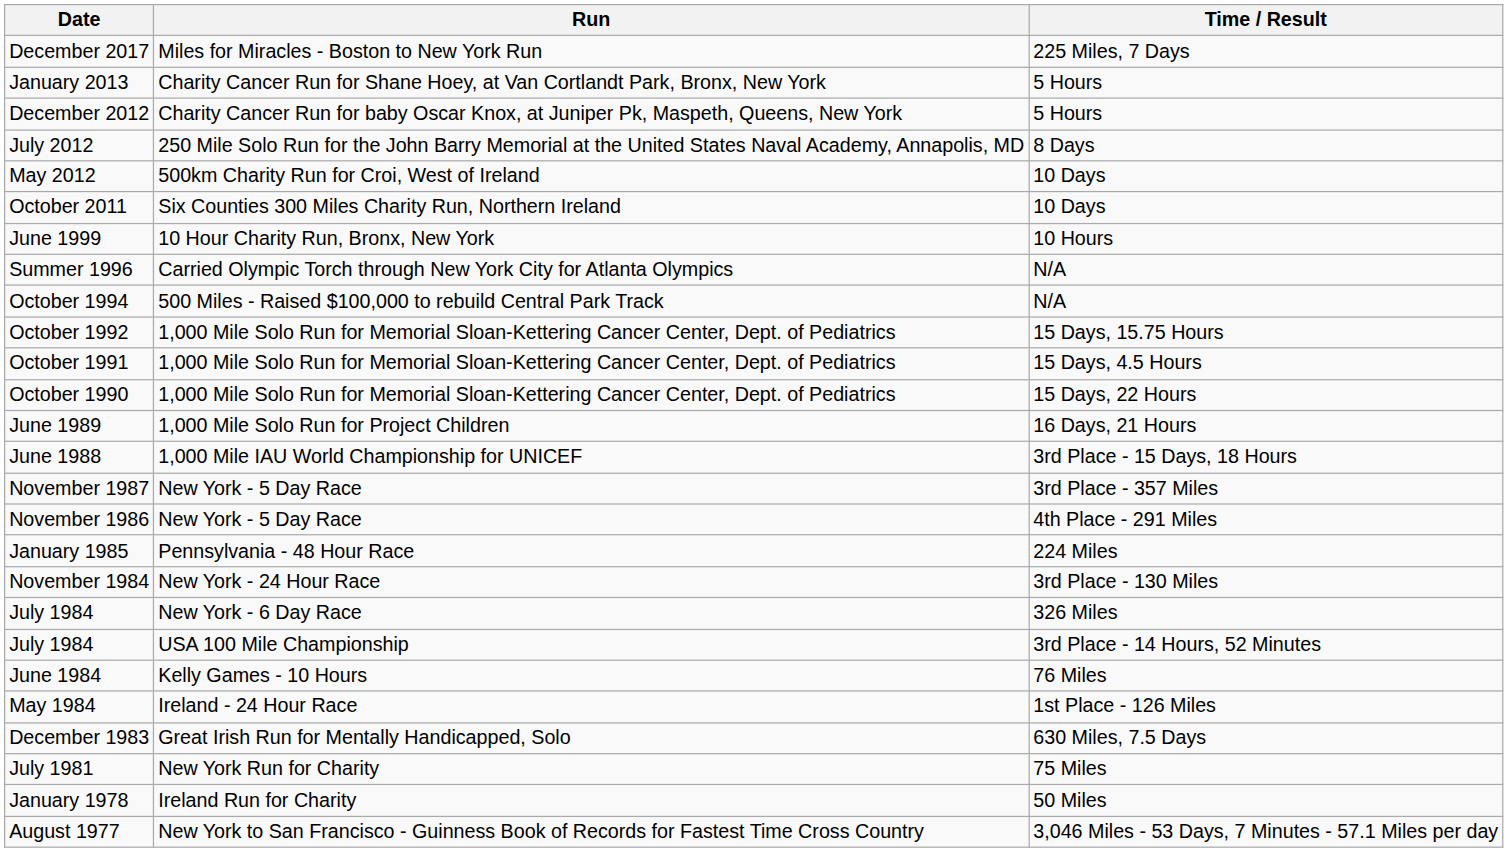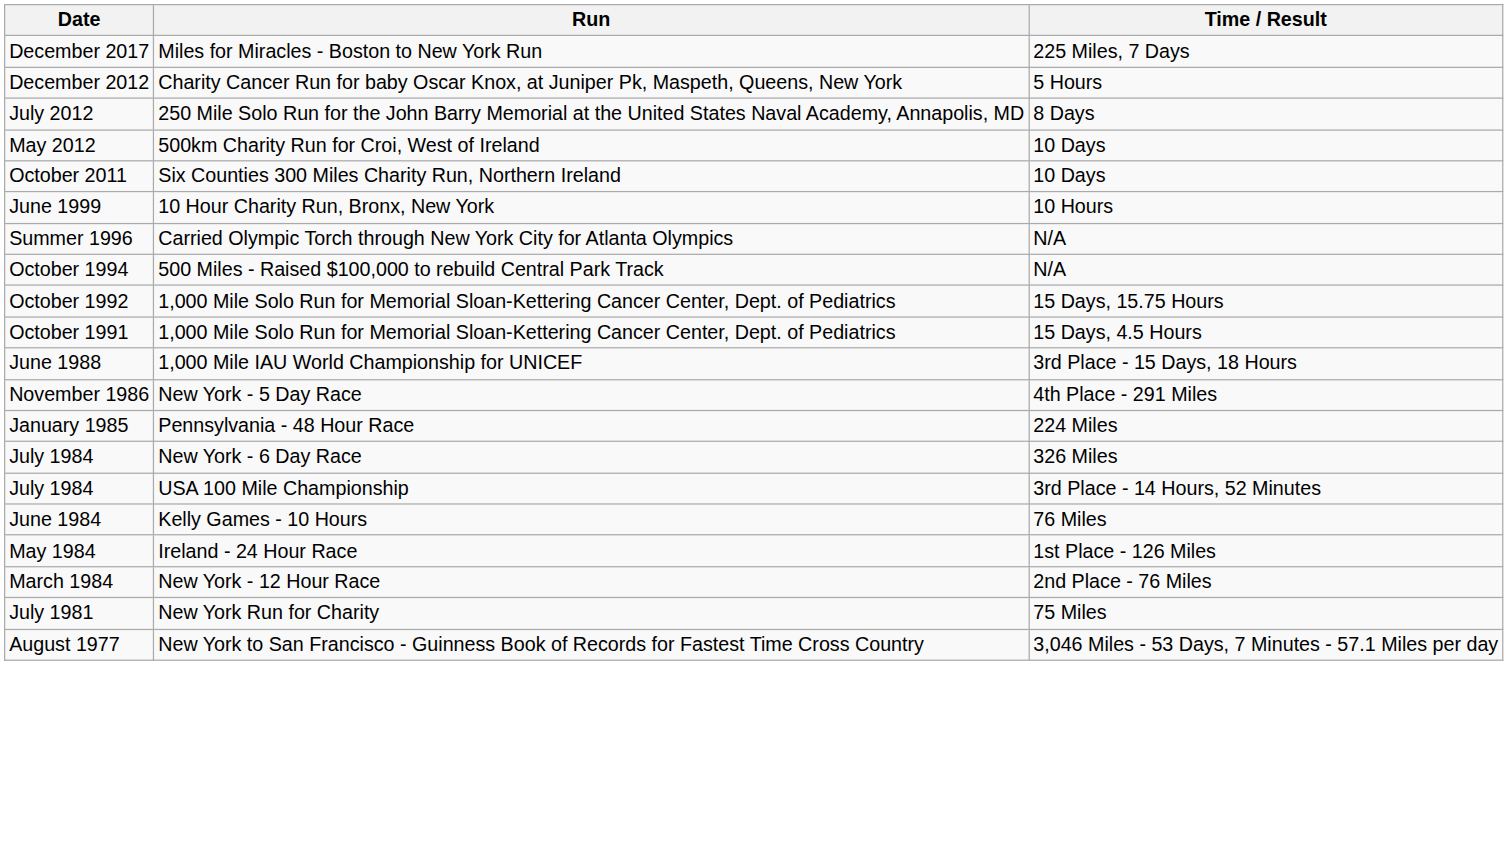- row: (69, 82)
- row: (69, 394)
- row: (55, 425)
- row: (79, 488)
- row: (79, 581)
+ row: (61, 581)
- row: (79, 737)
- row: (69, 800)
